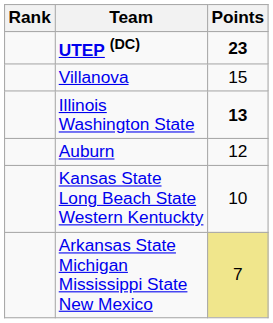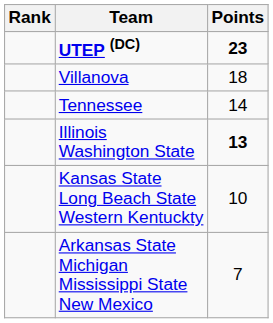(238, 77) 15 -> (238, 77) 18
+ row: (101, 105)
- row: (87, 151)
(238, 274) khaki background -> (238, 274) no background
